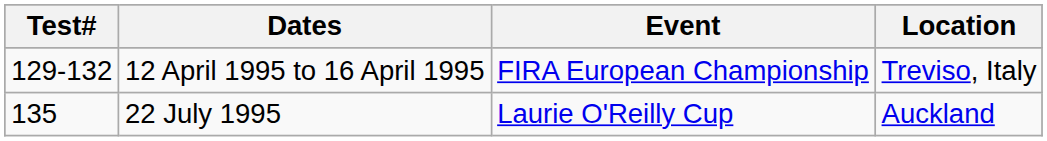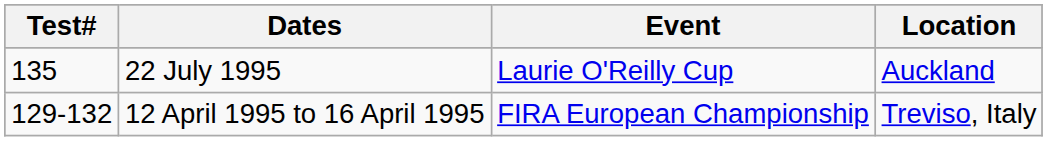rows swapped: (305, 69) <-> (203, 113)
